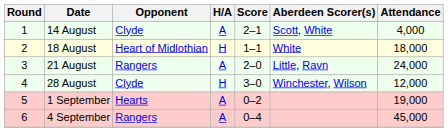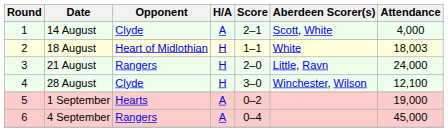(410, 48) 18,000 -> (410, 48) 18,003
(222, 65) A -> (222, 65) H
(410, 83) 12,000 -> (410, 83) 12,100
